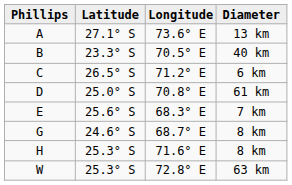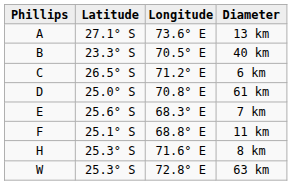+ row: (40, 131)
- row: (40, 131)
